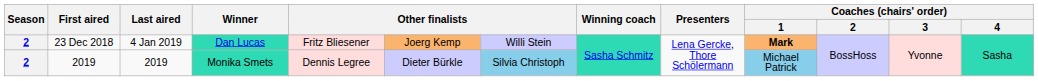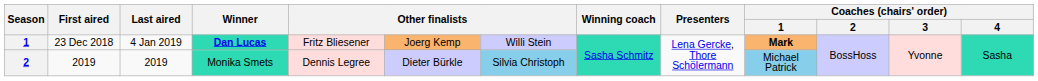(26, 42) 2 -> (26, 42) 1
(240, 42) normal -> (240, 42) bold
